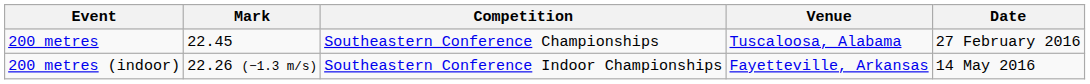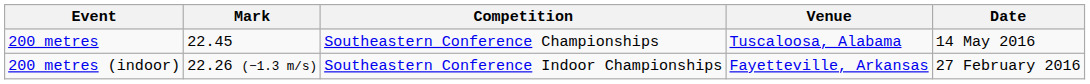(1008, 41) 27 February 2016 -> (986, 41) 14 May 2016
(986, 66) 14 May 2016 -> (1008, 66) 27 February 2016
